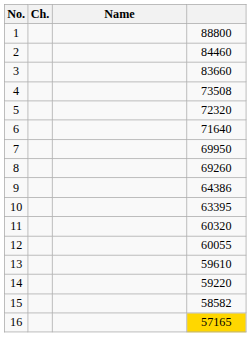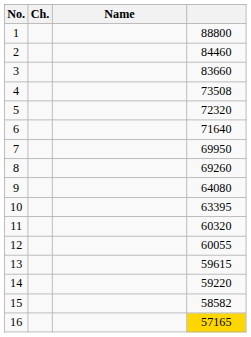(216, 187) 64386 -> (216, 187) 64080
(216, 264) 59610 -> (216, 264) 59615
